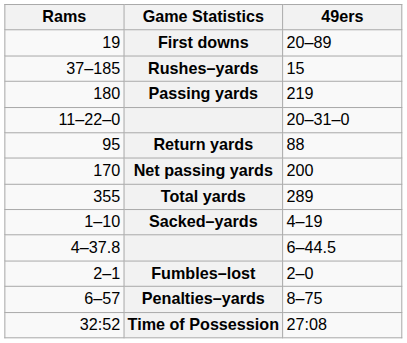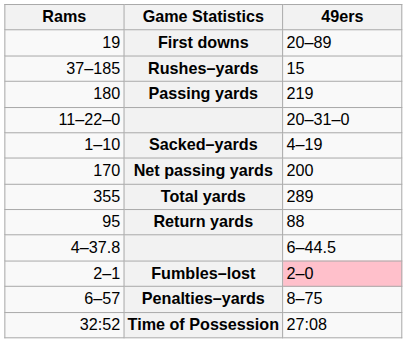rows swapped: (102, 222) <-> (111, 145)
(300, 273) no background -> (300, 273) pink background
